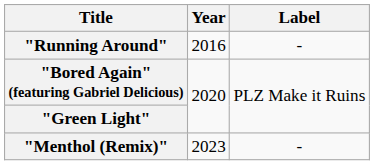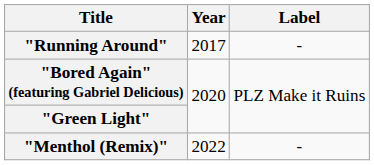(209, 45) 2016 -> (209, 45) 2017
(209, 145) 2023 -> (209, 145) 2022
